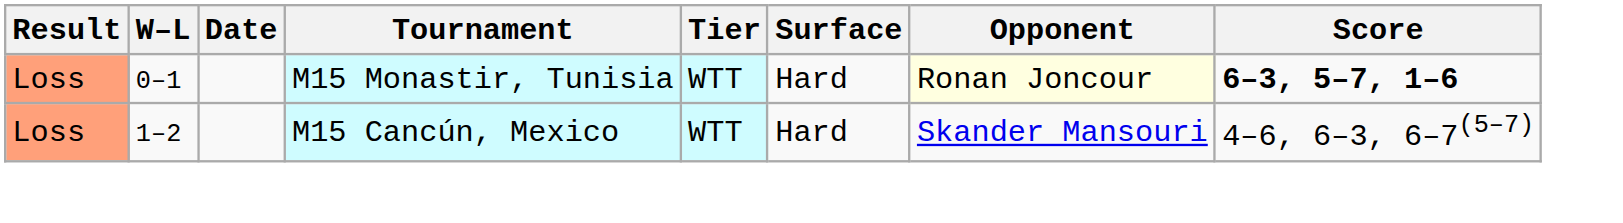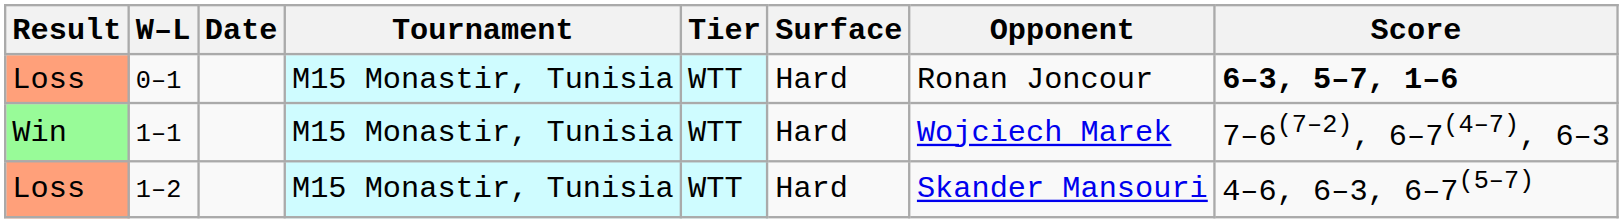(1035, 79) lightyellow background -> (1035, 79) no background
+ row: (159, 134)
(456, 132) M15 Cancún, Mexico -> (483, 190) M15 Monastir, Tunisia
